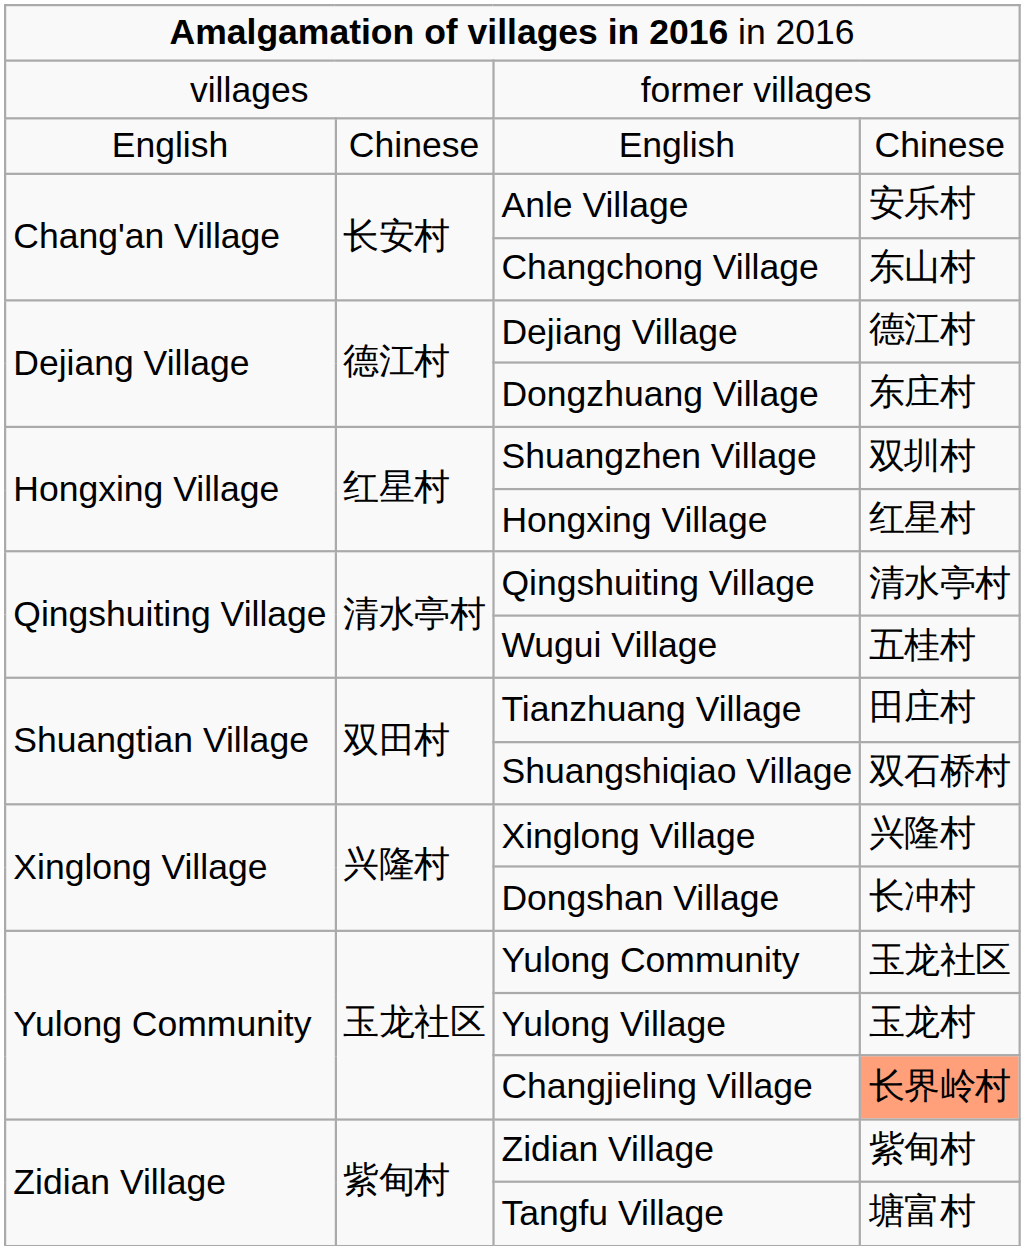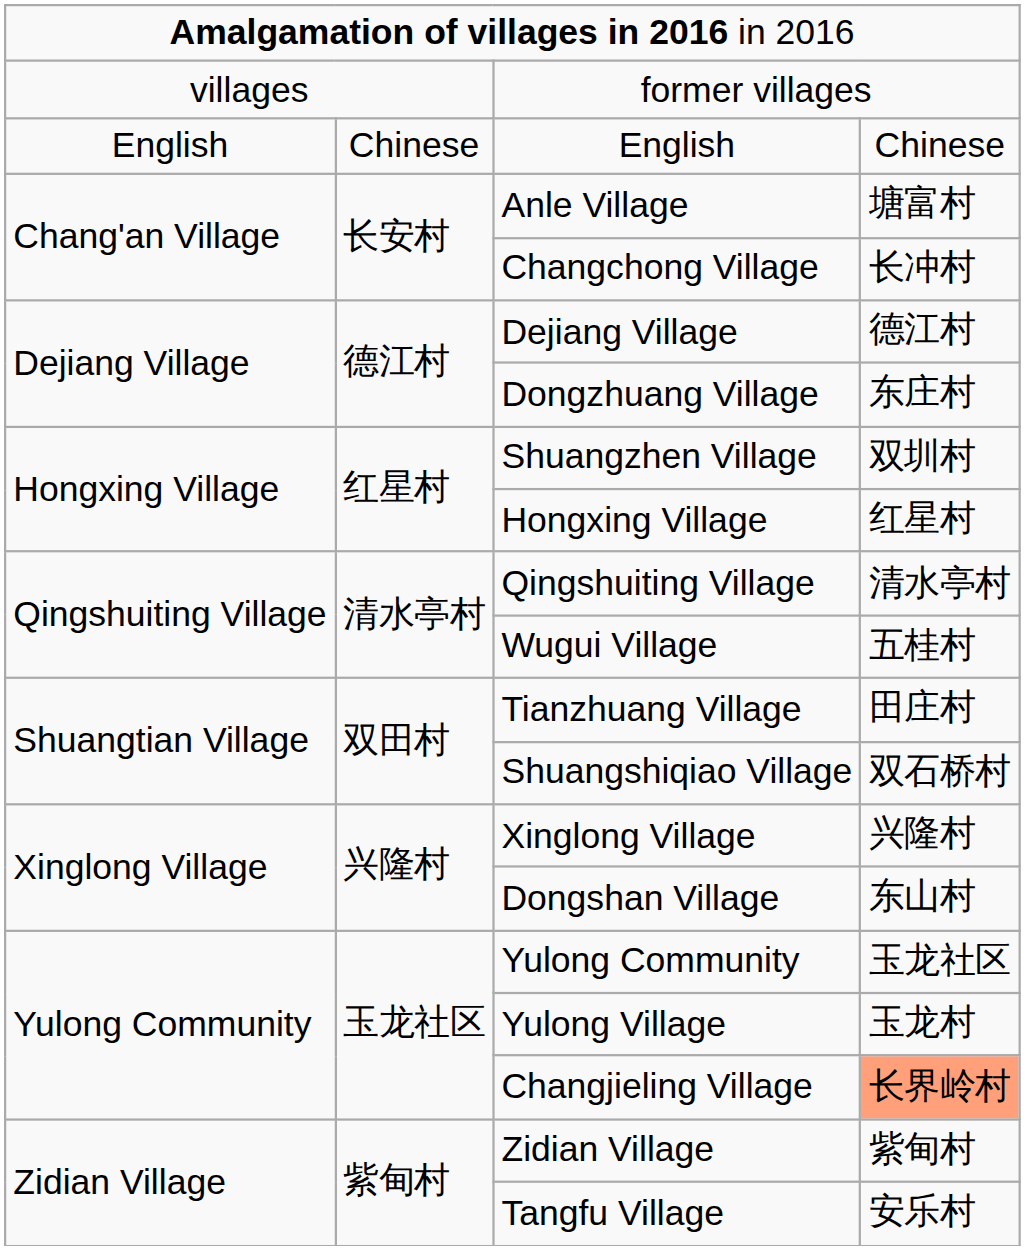(922, 203) 安乐村 -> (922, 203) 塘富村
(922, 266) 东山村 -> (922, 266) 长冲村
(922, 896) 长冲村 -> (922, 896) 东山村
(922, 1211) 塘富村 -> (922, 1211) 安乐村
